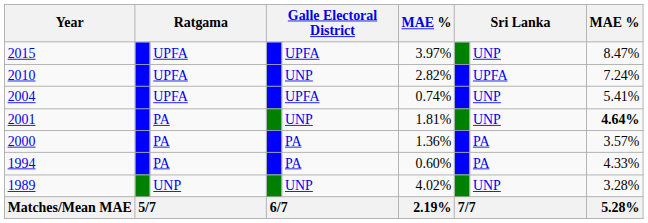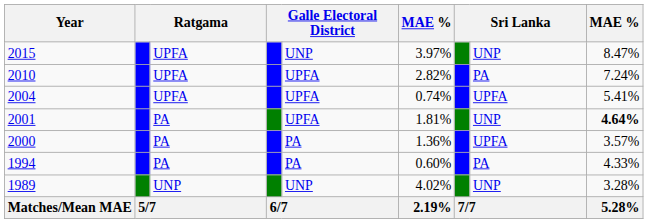(302, 53) UPFA -> (299, 53) UNP
(299, 75) UNP -> (302, 75) UPFA
(490, 75) UPFA -> (481, 75) PA
(487, 97) UNP -> (490, 97) UPFA
(299, 119) UNP -> (302, 119) UPFA
(481, 141) PA -> (490, 141) UPFA
